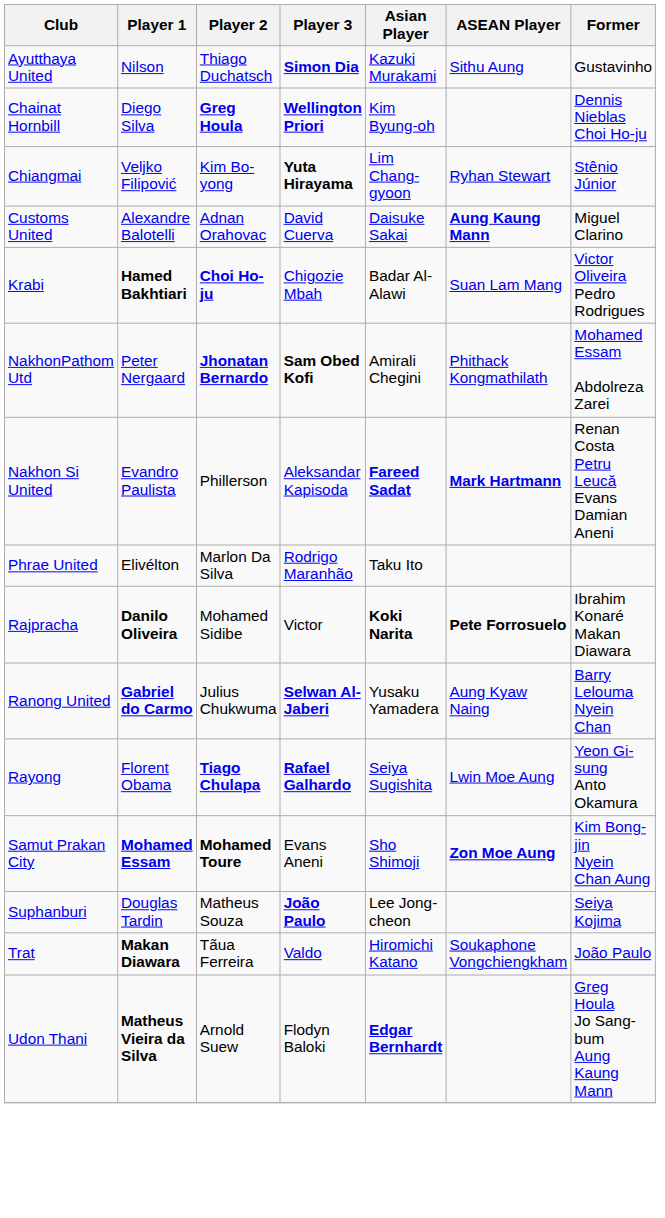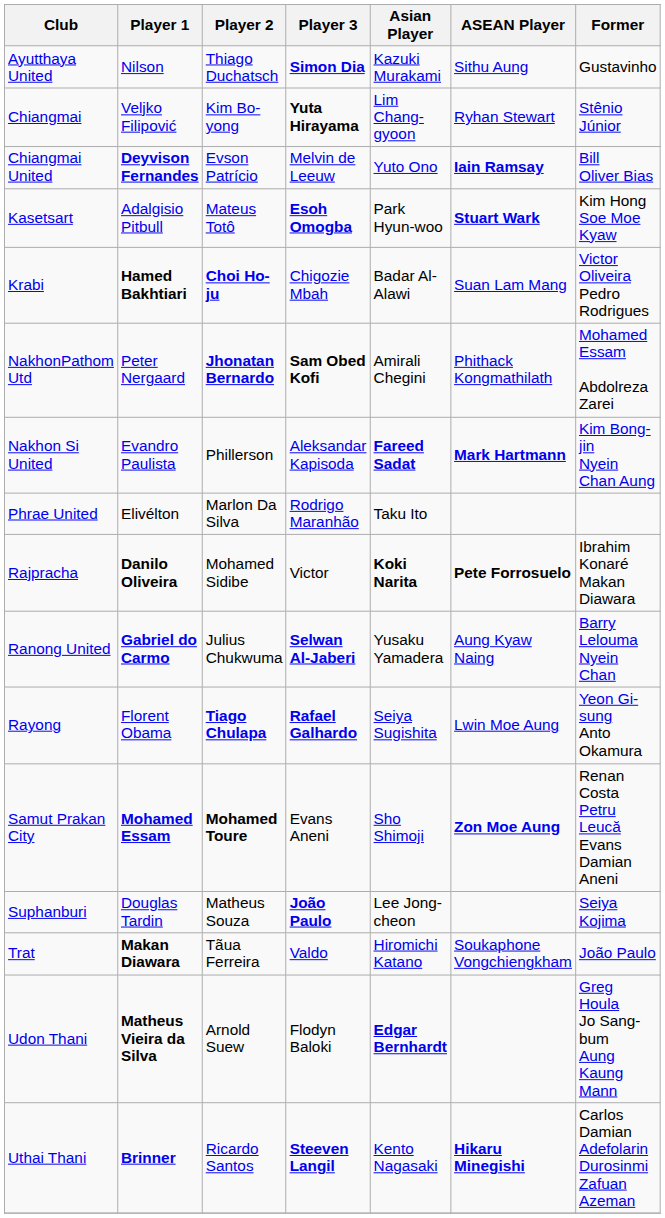- row: (34, 117)
+ row: (45, 167)
- row: (38, 226)
+ row: (40, 217)
(601, 480) Renan Costa Petru Leucă Evans Damian Aneni -> (617, 455) Kim Bong-jin Nyein Chan Aung
(612, 853) Kim Bong-jin Nyein Chan Aung -> (605, 827) Renan Costa Petru Leucă Evans Damian Aneni
+ row: (47, 1158)
